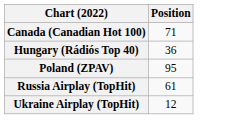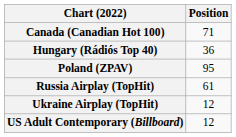+ row: (95, 123)
